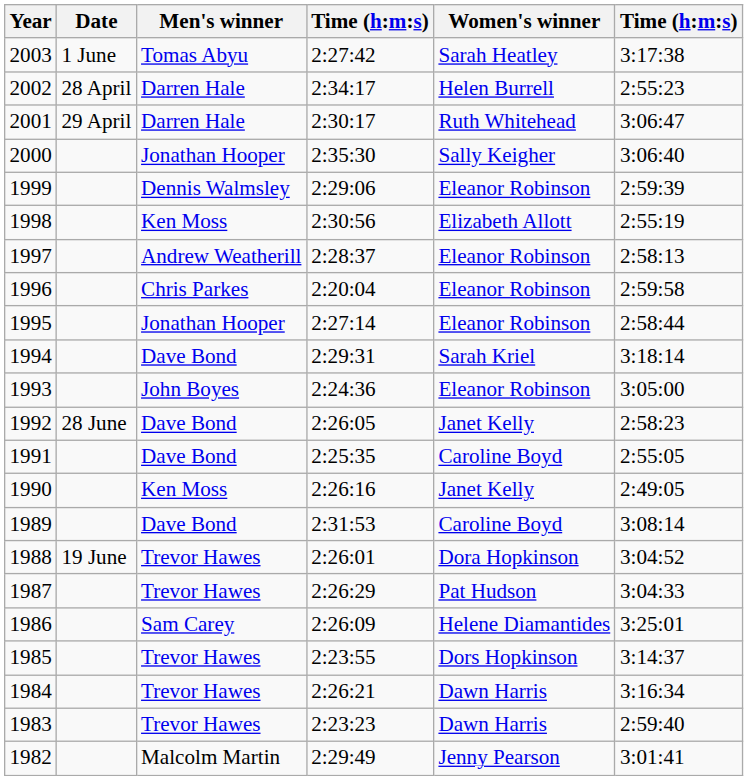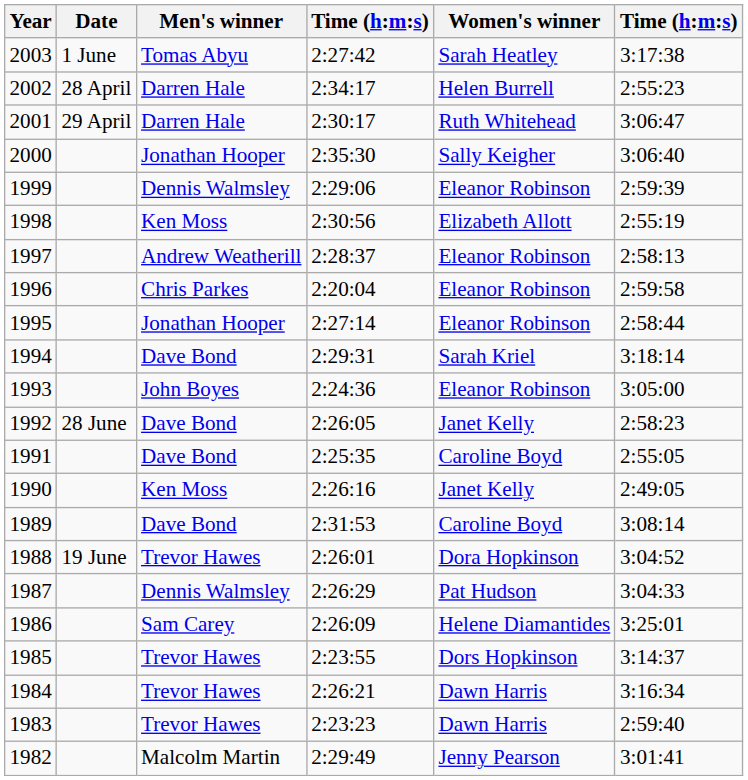(201, 590) Trevor Hawes -> (215, 590) Dennis Walmsley
